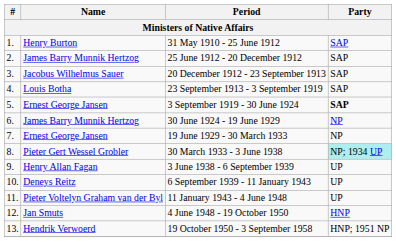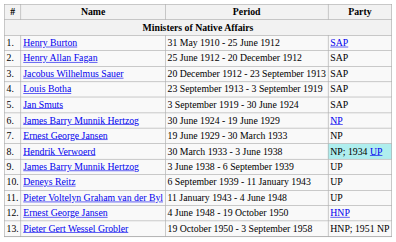(81, 58) James Barry Munnik Hertzog -> (60, 58) Henry Allan Fagan
(65, 105) Ernest George Jansen -> (43, 105) Jan Smuts
(340, 105) bold -> (339, 105) normal
(76, 151) Pieter Gert Wessel Grobler -> (59, 151) Hendrik Verwoerd
(60, 167) Henry Allan Fagan -> (81, 167) James Barry Munnik Hertzog
(43, 213) Jan Smuts -> (65, 213) Ernest George Jansen
(59, 228) Hendrik Verwoerd -> (76, 228) Pieter Gert Wessel Grobler
